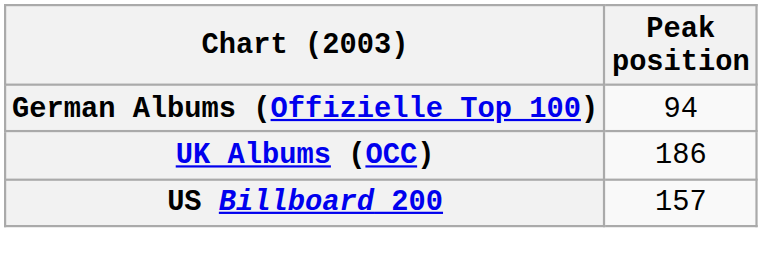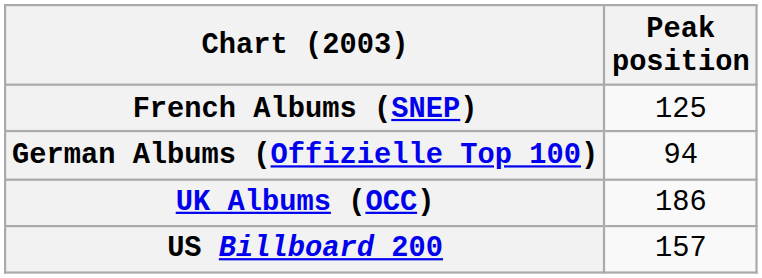+ row: (305, 108)
